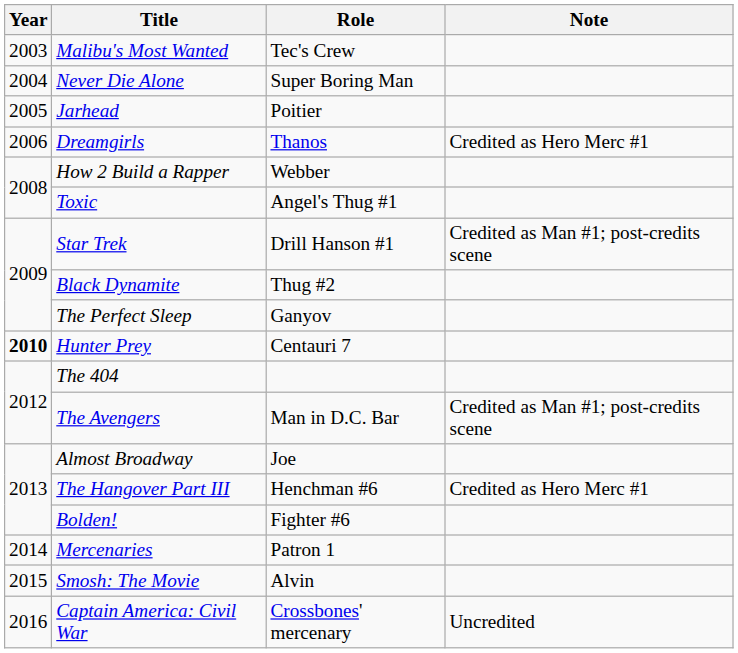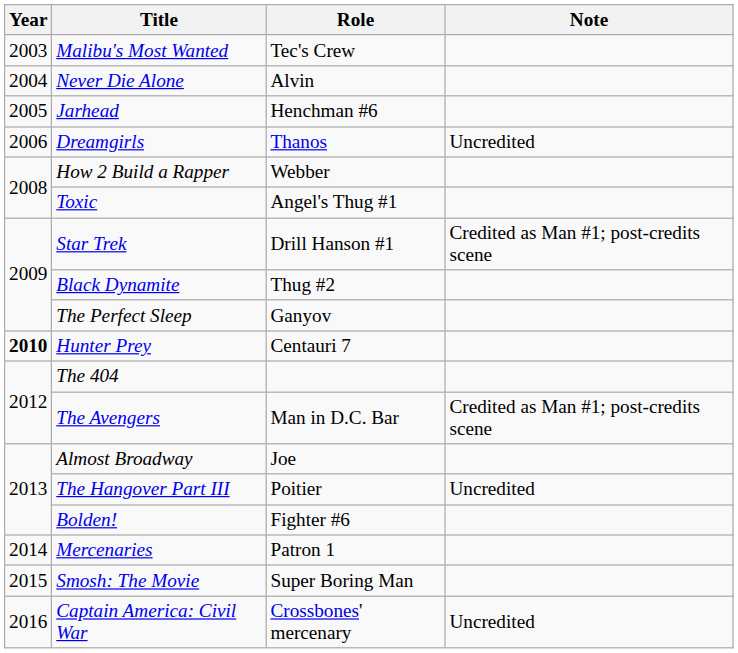(342, 80) Super Boring Man -> (292, 80) Alvin
(296, 111) Poitier -> (324, 111) Henchman #6
(549, 141) Credited as Hero Merc #1 -> (492, 141) Uncredited
(324, 489) Henchman #6 -> (296, 489) Poitier
(549, 489) Credited as Hero Merc #1 -> (492, 489) Uncredited
(292, 580) Alvin -> (342, 580) Super Boring Man
